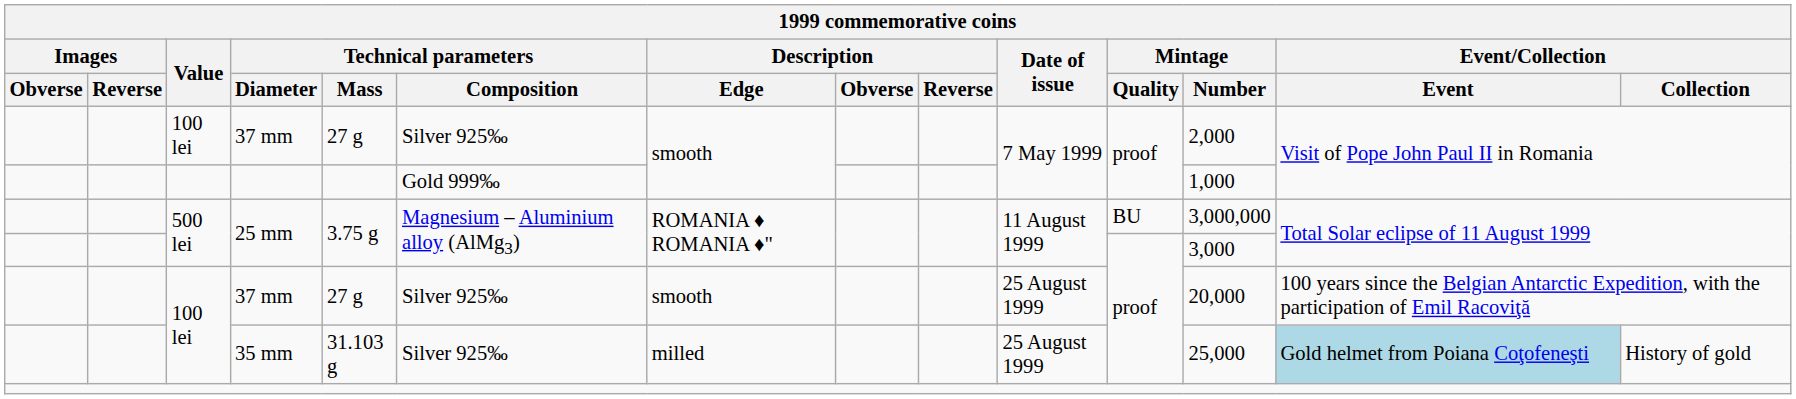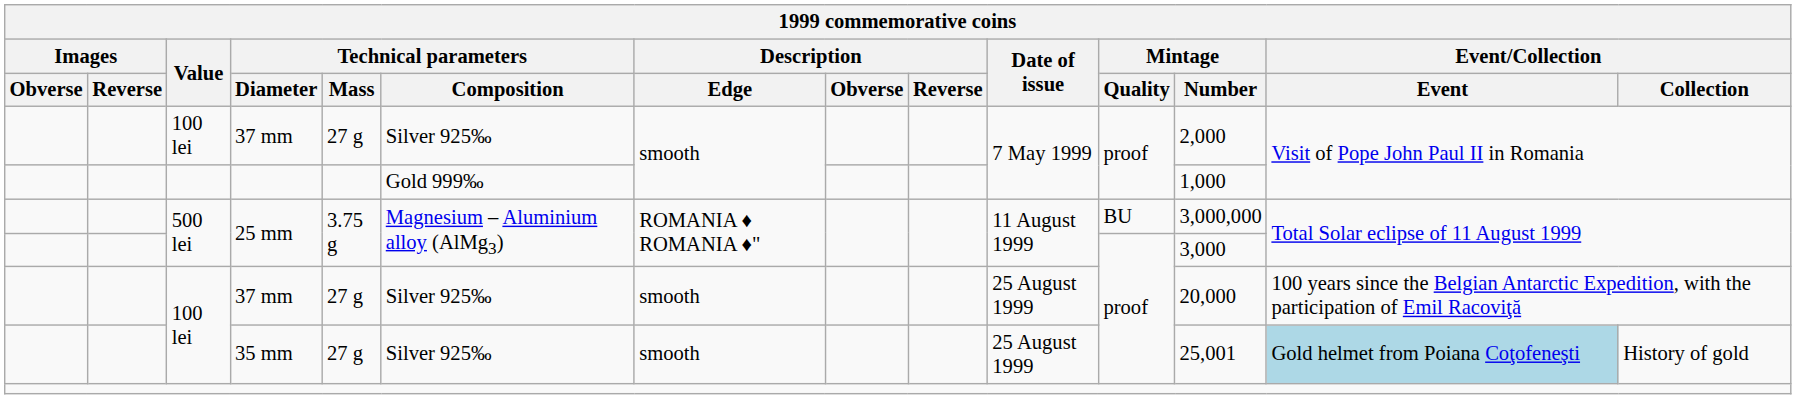(355, 354) 31.103 g -> (345, 354) 27 g
(678, 354) milled -> (670, 354) smooth
(1217, 354) 25,000 -> (1208, 354) 25,001
